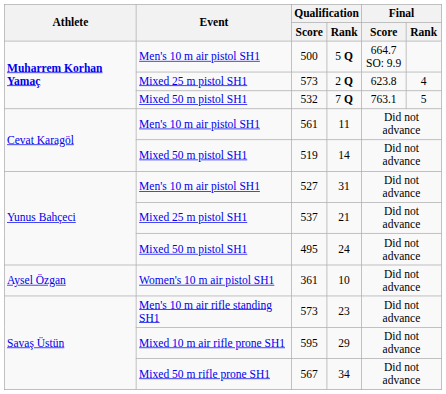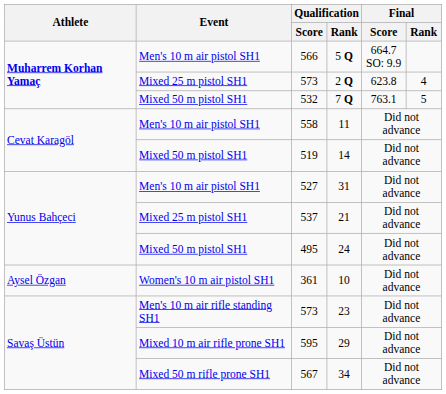(309, 56) 500 -> (309, 56) 566
(309, 124) 561 -> (309, 124) 558
